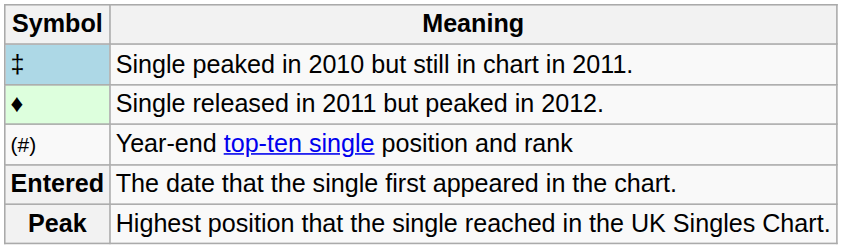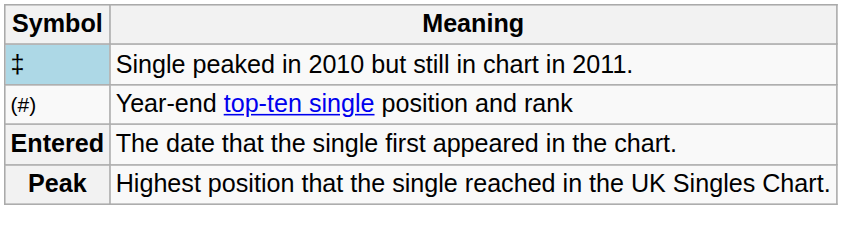- row: (360, 104)
